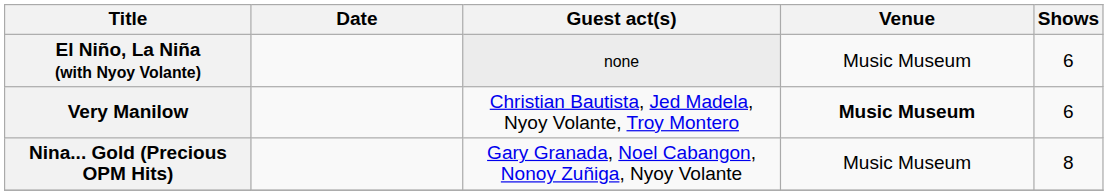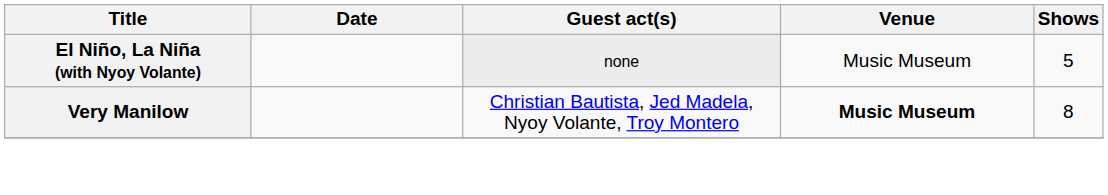(1068, 60) 6 -> (1068, 60) 5
(1068, 112) 6 -> (1068, 112) 8
- row: (128, 163)
